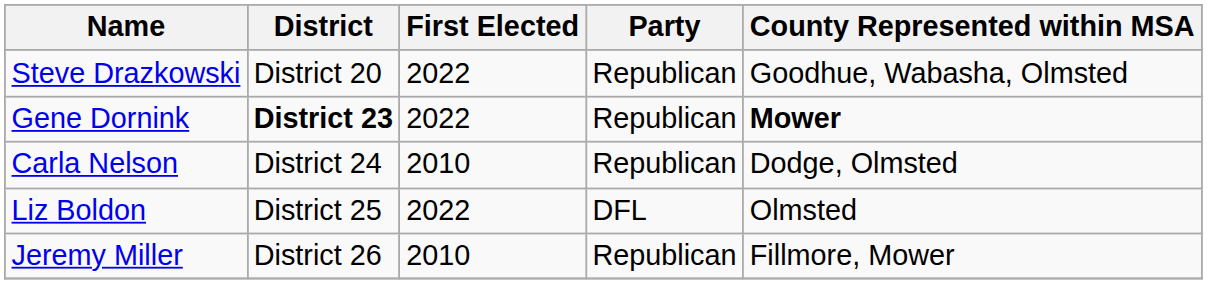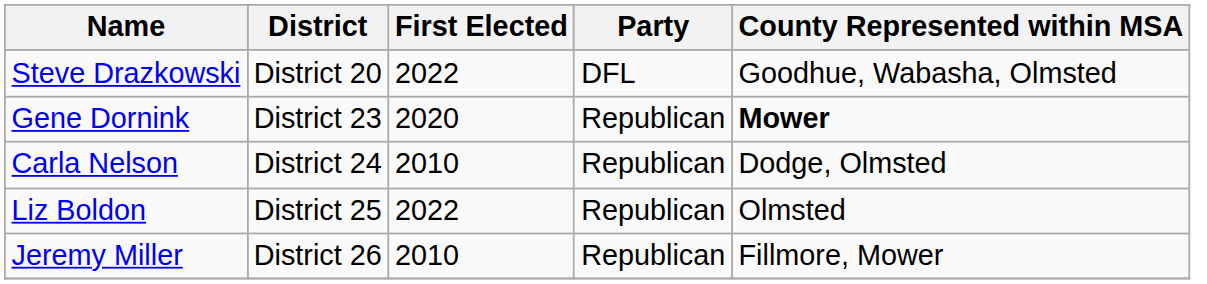(664, 73) Republican -> (608, 73) DFL
(323, 118) bold -> (318, 118) normal
(438, 118) 2022 -> (427, 118) 2020
(620, 210) DFL -> (653, 210) Republican
